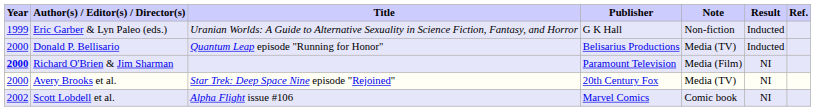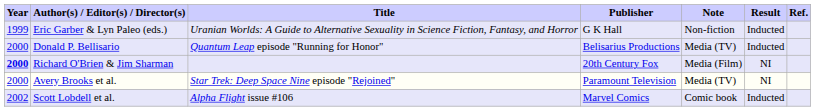(629, 64) Paramount Television -> (621, 64) 20th Century Fox
(621, 81) 20th Century Fox -> (629, 81) Paramount Television
(766, 98) NI -> (766, 98) Inducted
